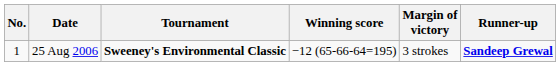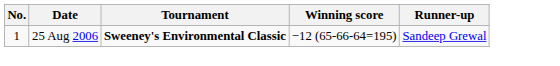- column: (430, 22)
(508, 51) bold -> (444, 36) normal
